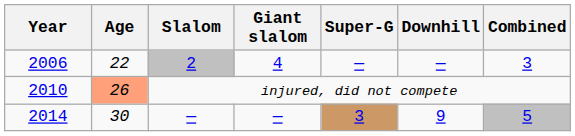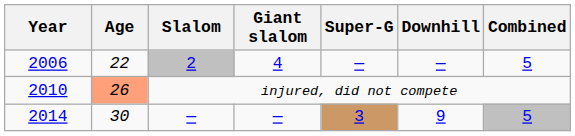(527, 64) 3 -> (527, 64) 5
